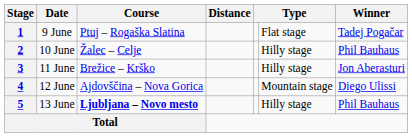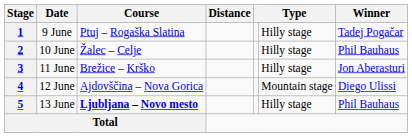(284, 31) Flat stage -> (286, 31) Hilly stage
